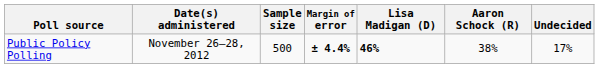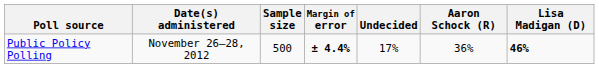columns swapped: (401, 19) <-> (563, 25)
(488, 49) 38% -> (464, 49) 36%
